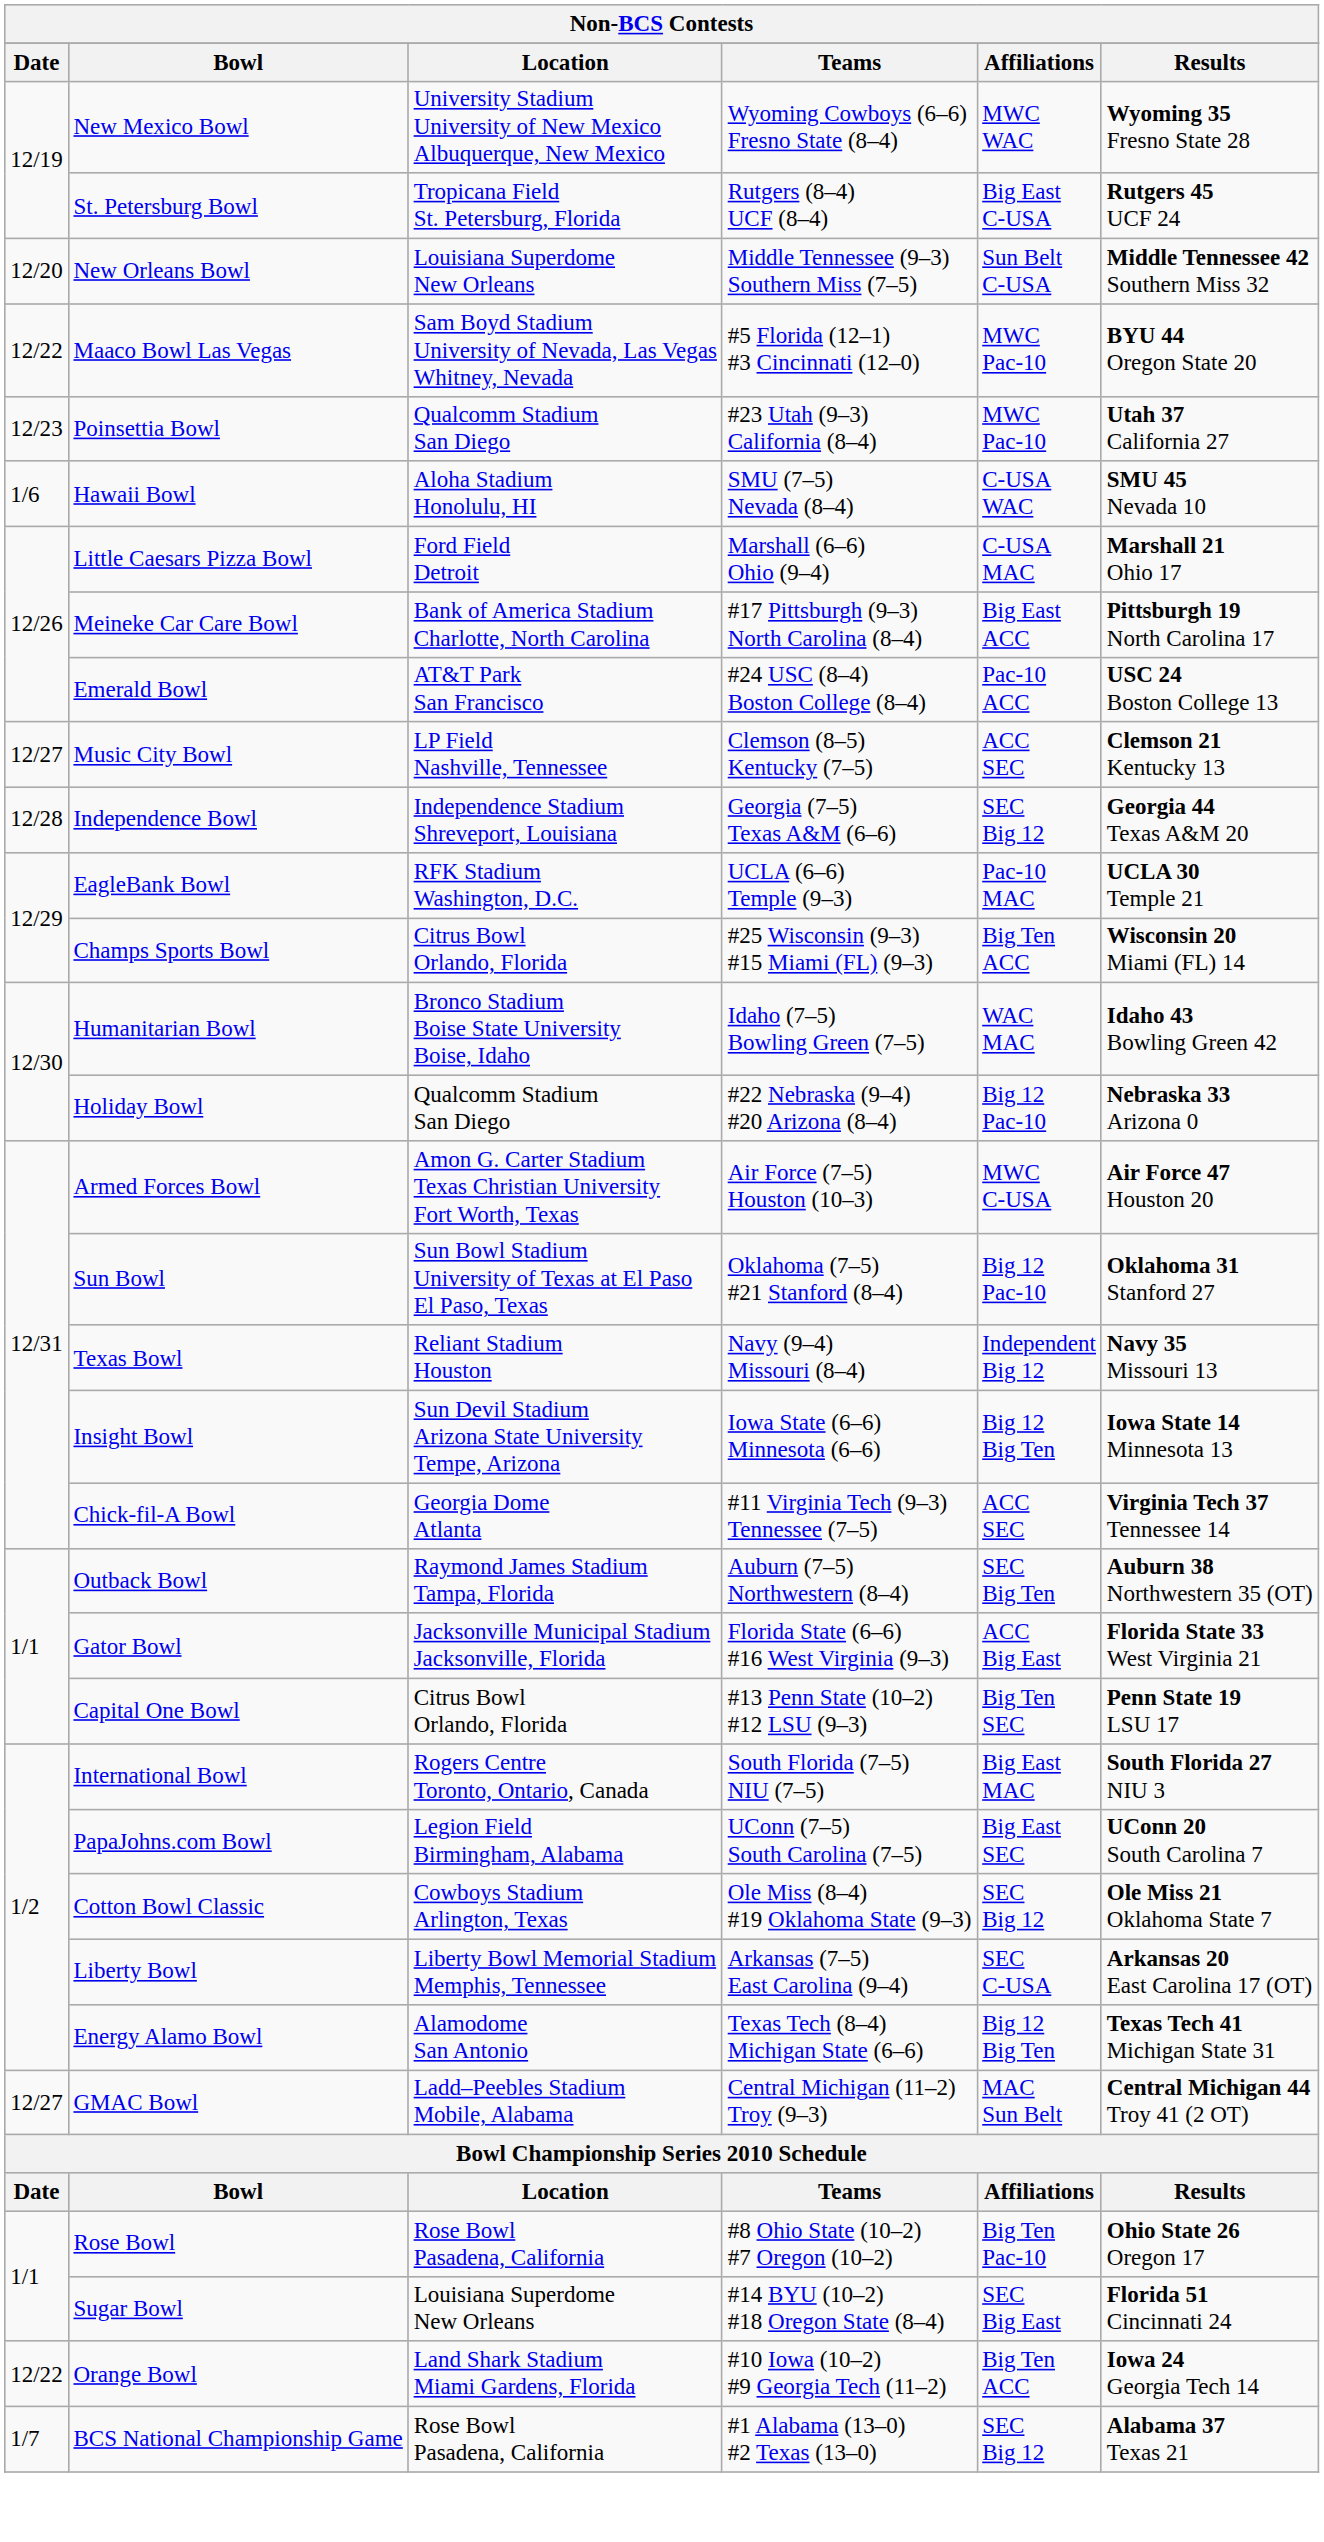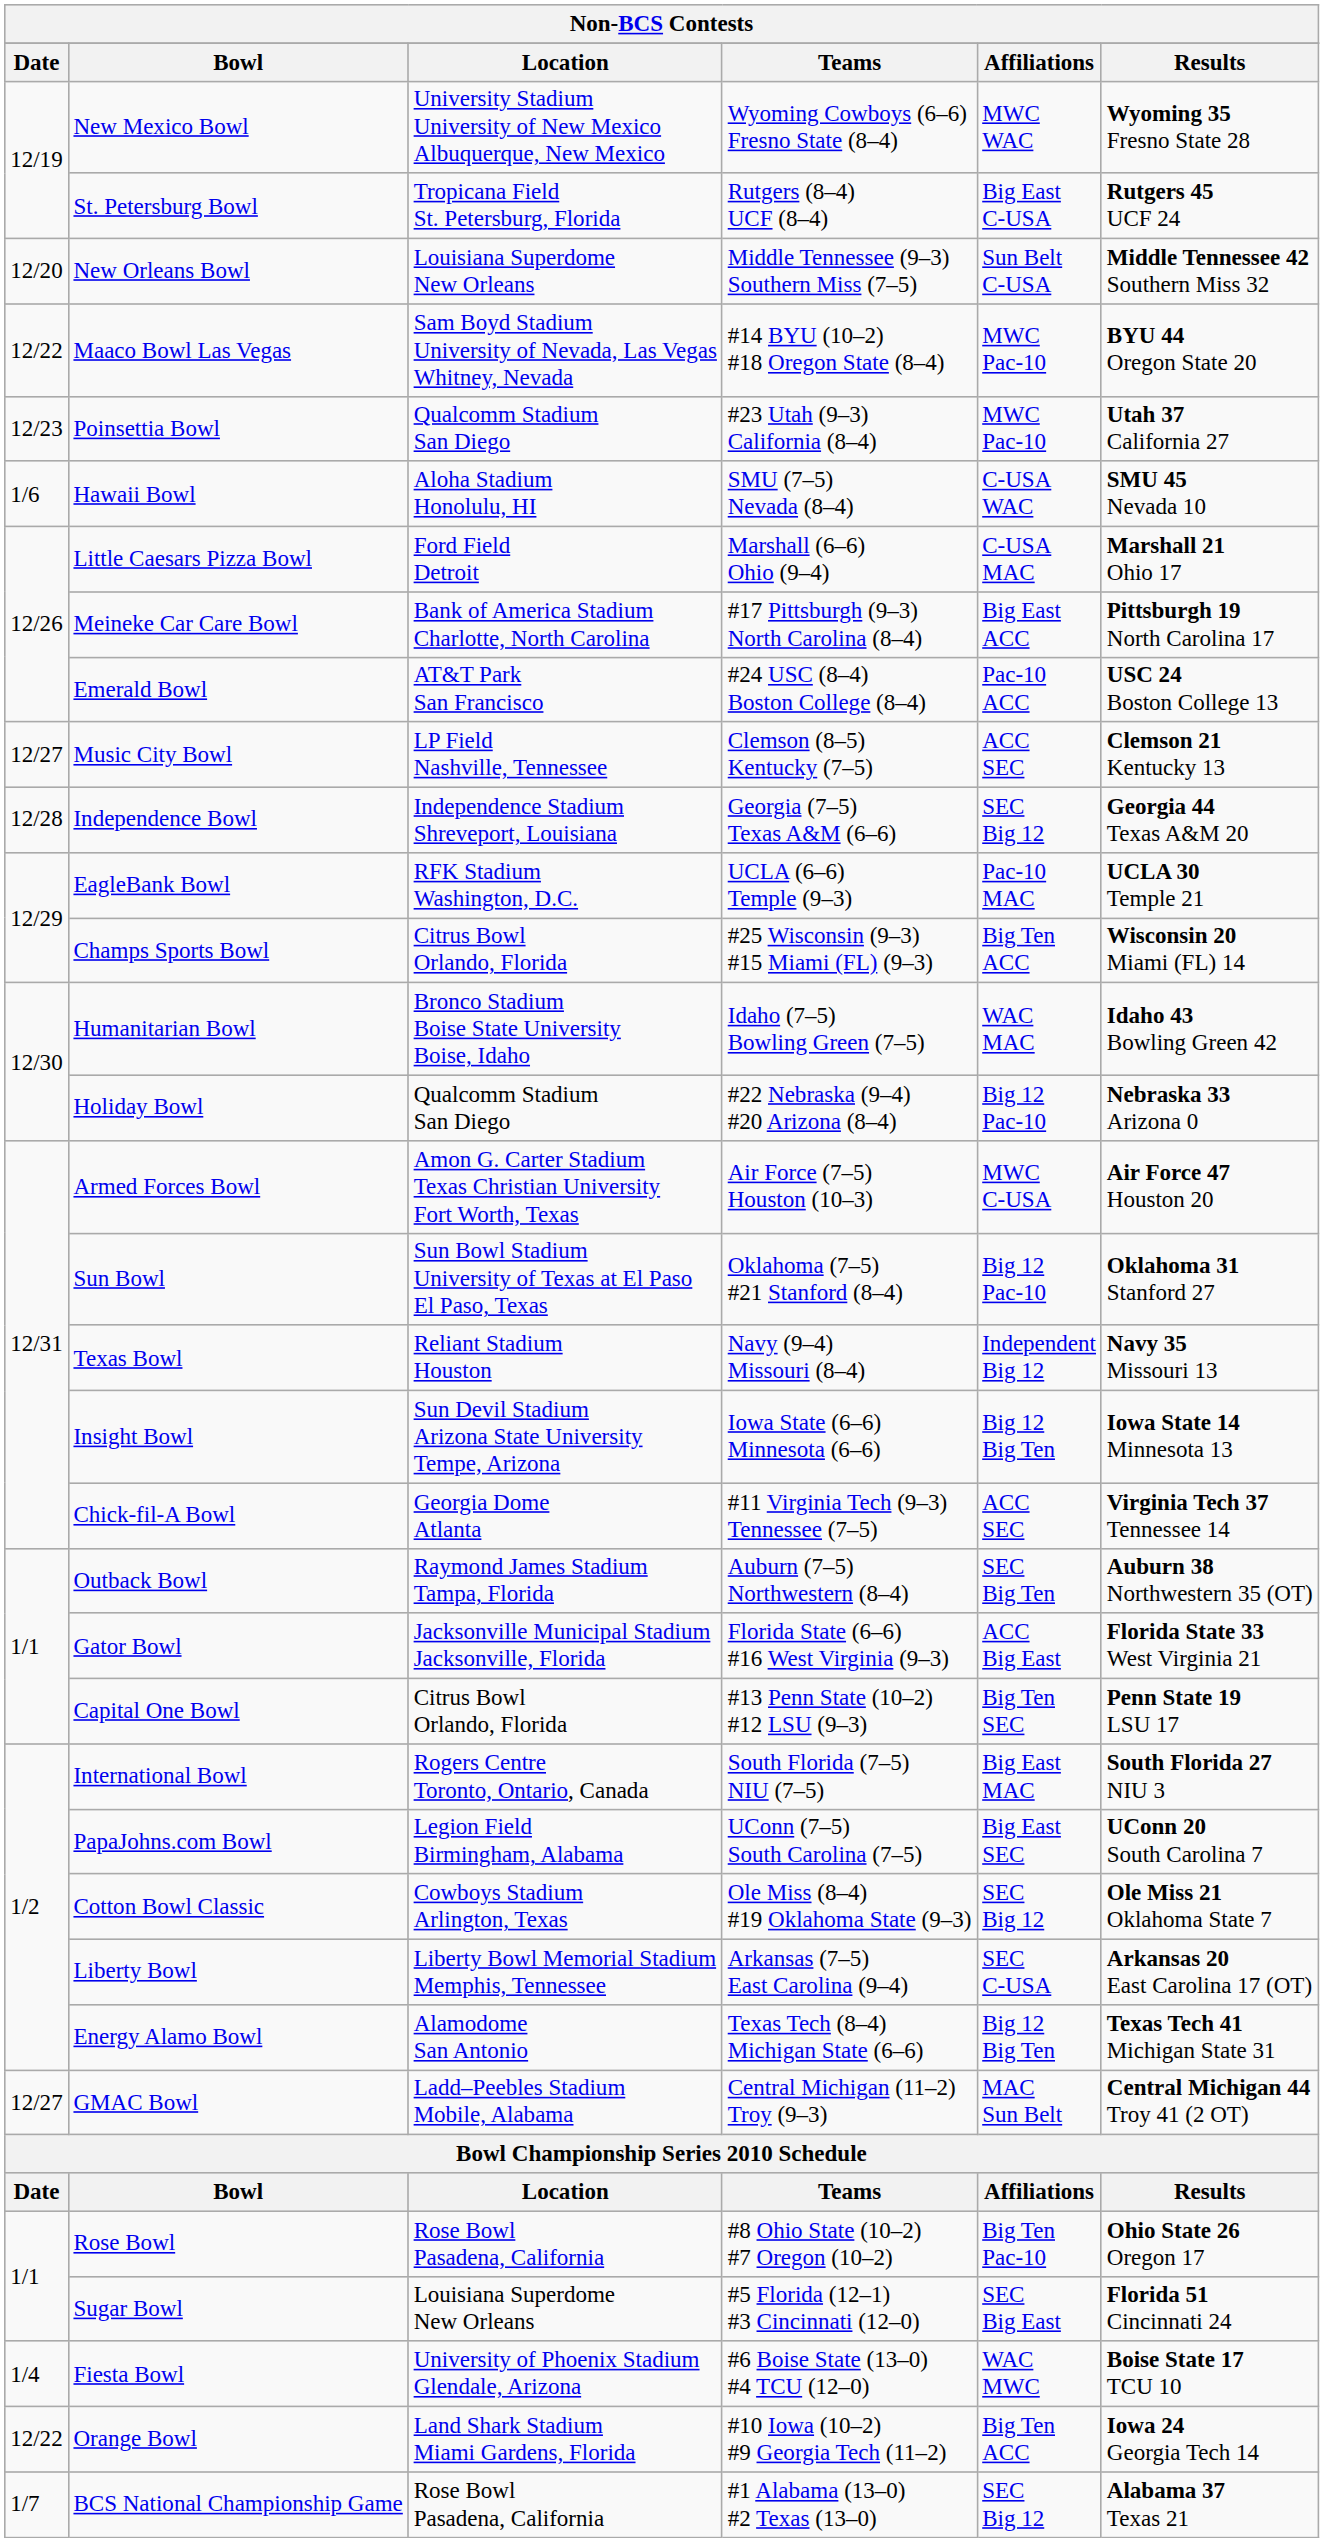(824, 349) #5 Florida (12–1) #3 Cincinnati (12–0) -> (836, 349) #14 BYU (10–2) #18 Oregon State (8–4)
(836, 2308) #14 BYU (10–2) #18 Oregon State (8–4) -> (824, 2308) #5 Florida (12–1) #3 Cincinnati (12–0)
+ row: (129, 2373)
